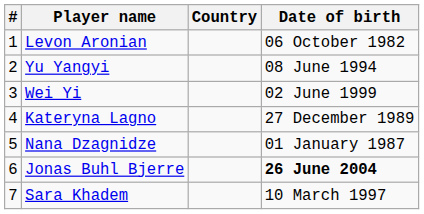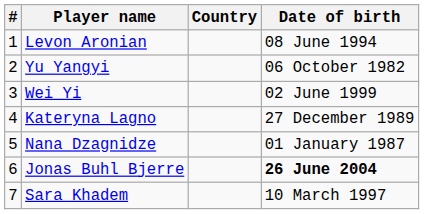(335, 43) 06 October 1982 -> (321, 43) 08 June 1994
(321, 68) 08 June 1994 -> (335, 68) 06 October 1982
